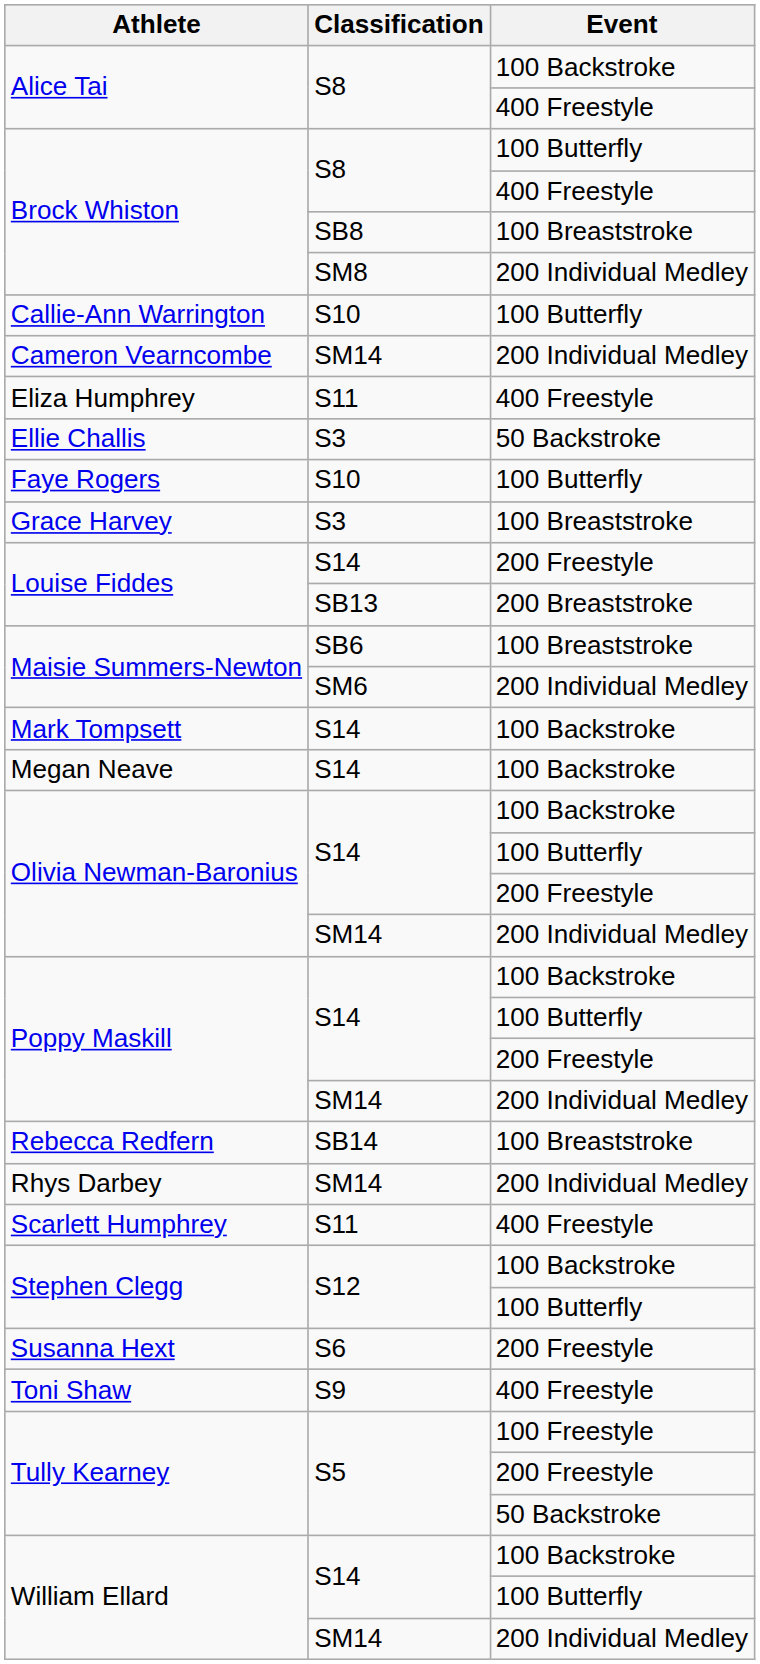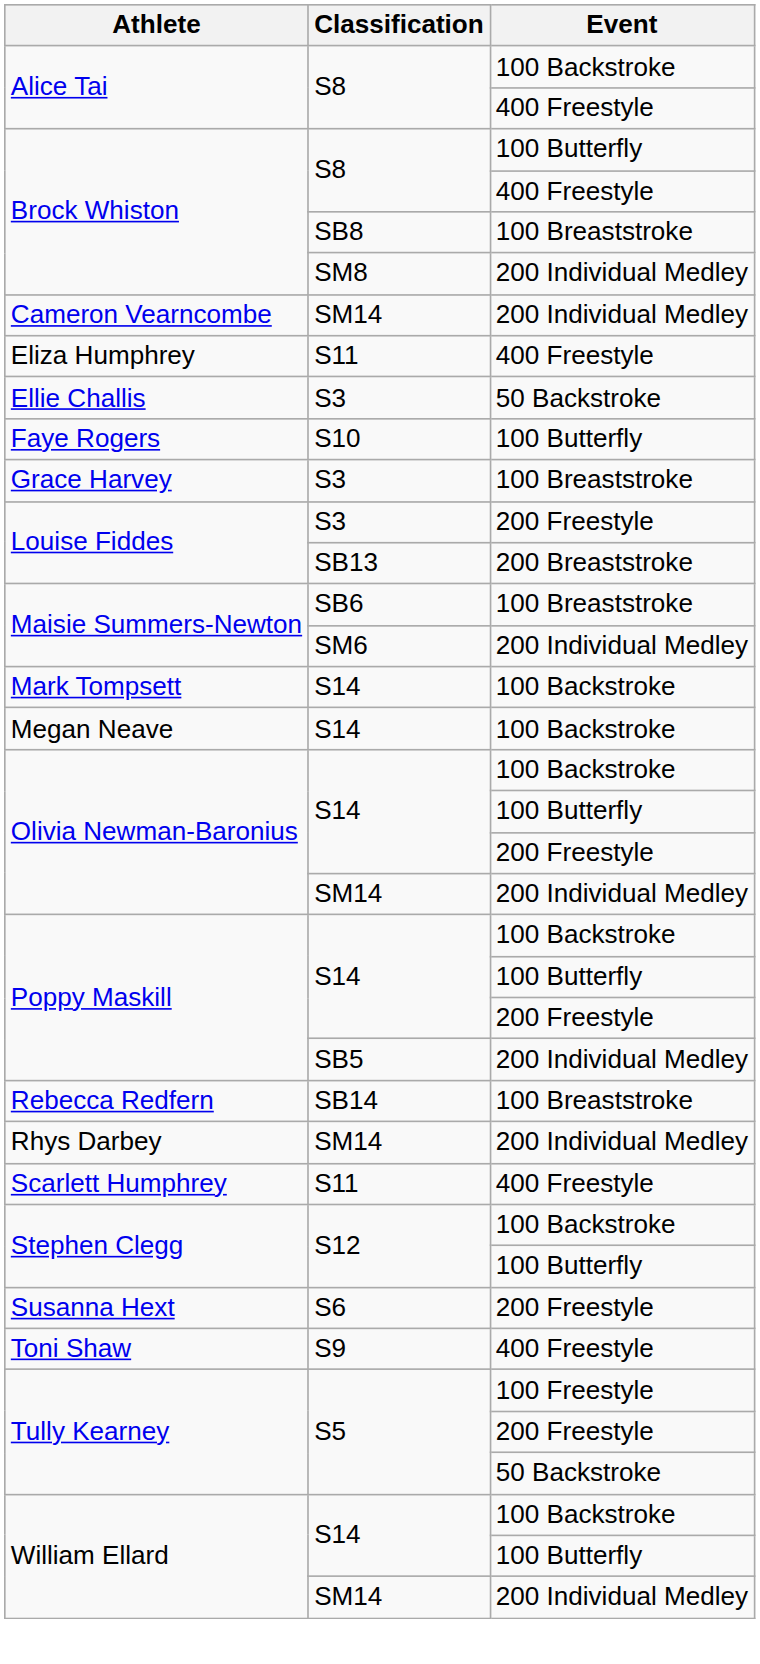- row: (138, 314)
(337, 562) S14 -> (330, 521) S3
(348, 1100) SM14 -> (339, 1059) SB5
